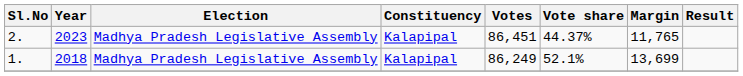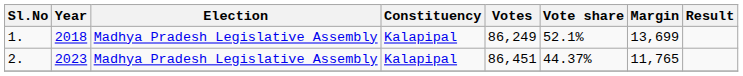rows swapped: (16, 60) <-> (16, 38)
